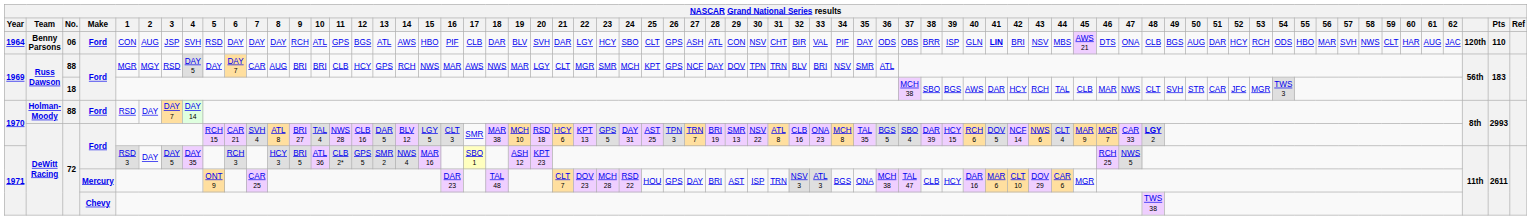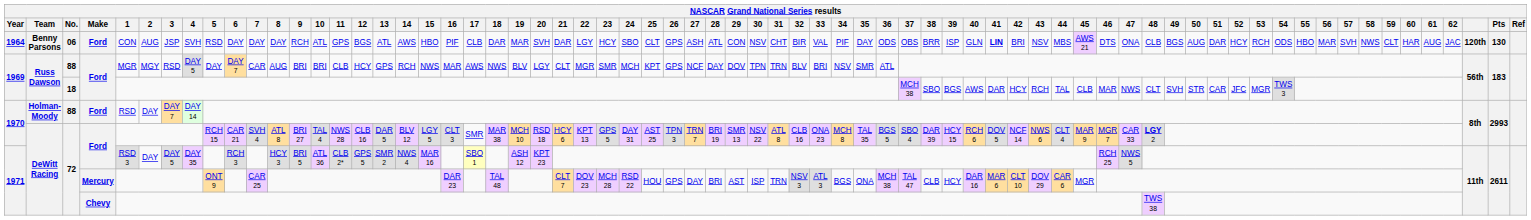(520, 43) BLV -> (520, 43) MAR
(1499, 43) 110 -> (1499, 43) 130
(520, 66) MAR -> (520, 66) BLV
